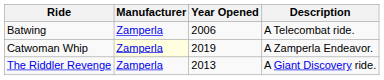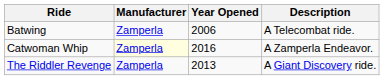(204, 48) 2019 -> (204, 48) 2016
